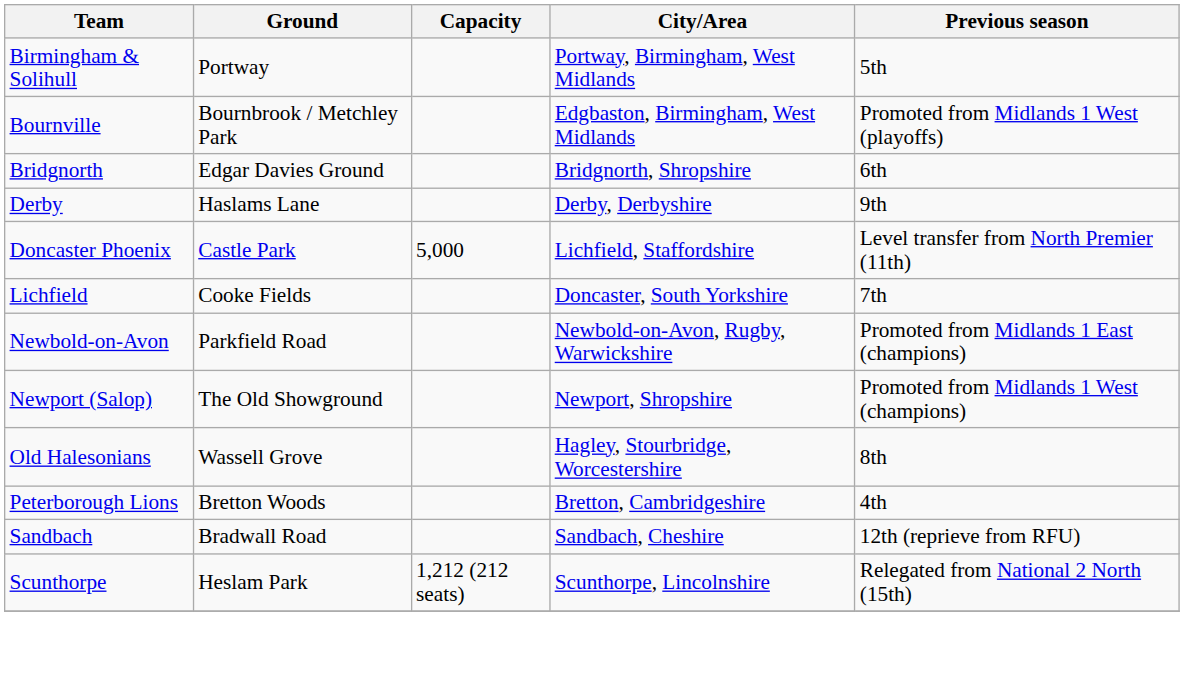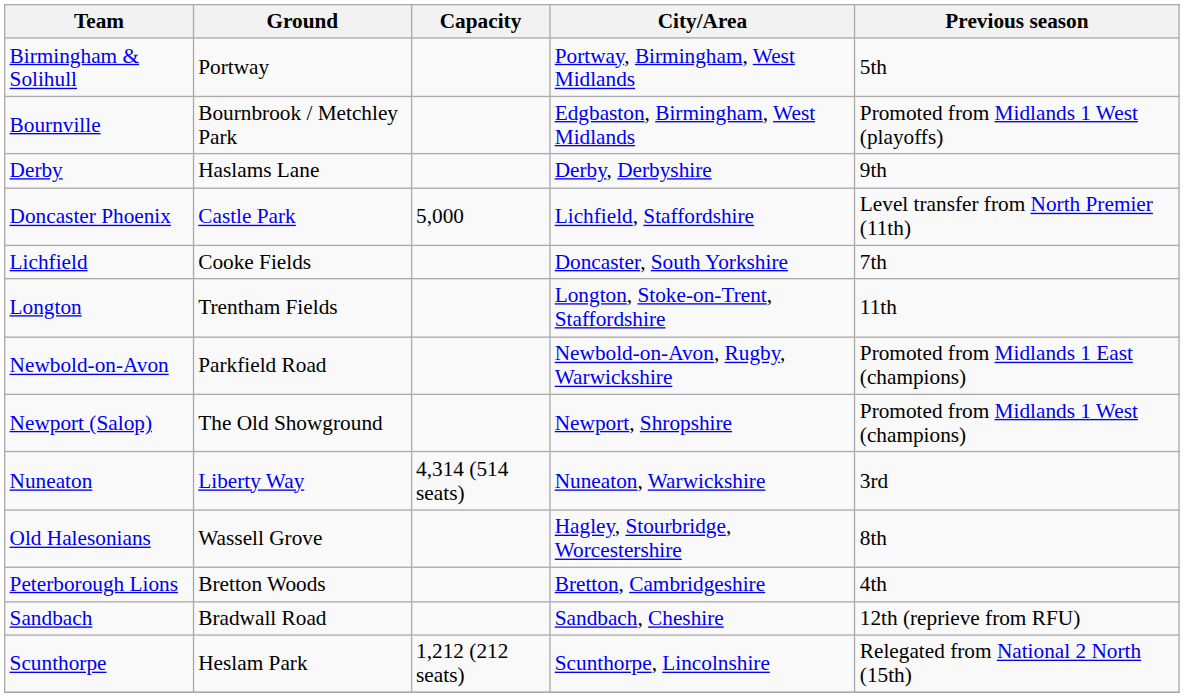- row: (56, 170)
+ row: (46, 307)
+ row: (51, 480)
